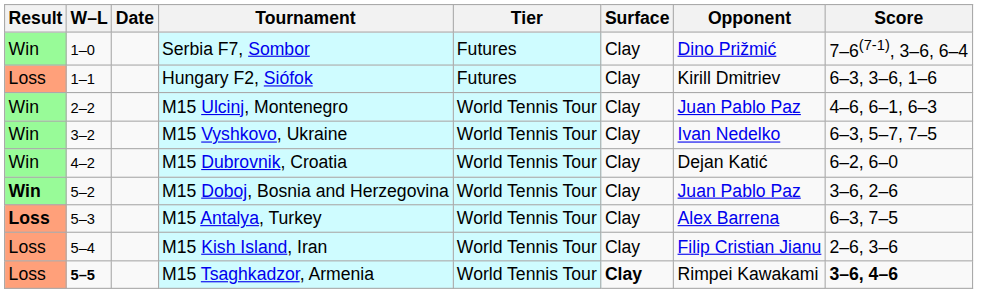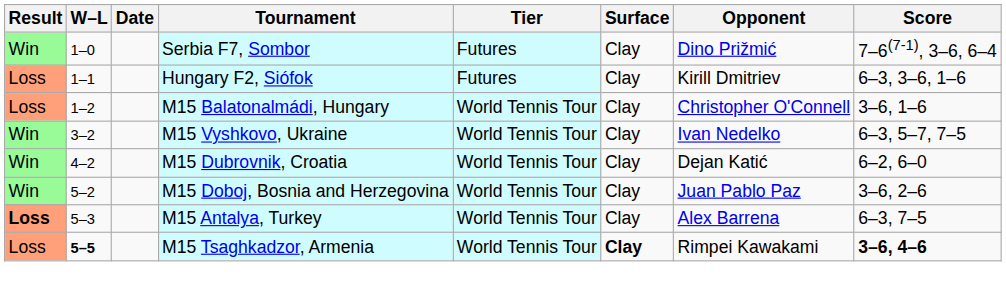+ row: (276, 106)
- row: (255, 106)
(25, 190) bold -> (24, 190) normal
- row: (245, 246)
